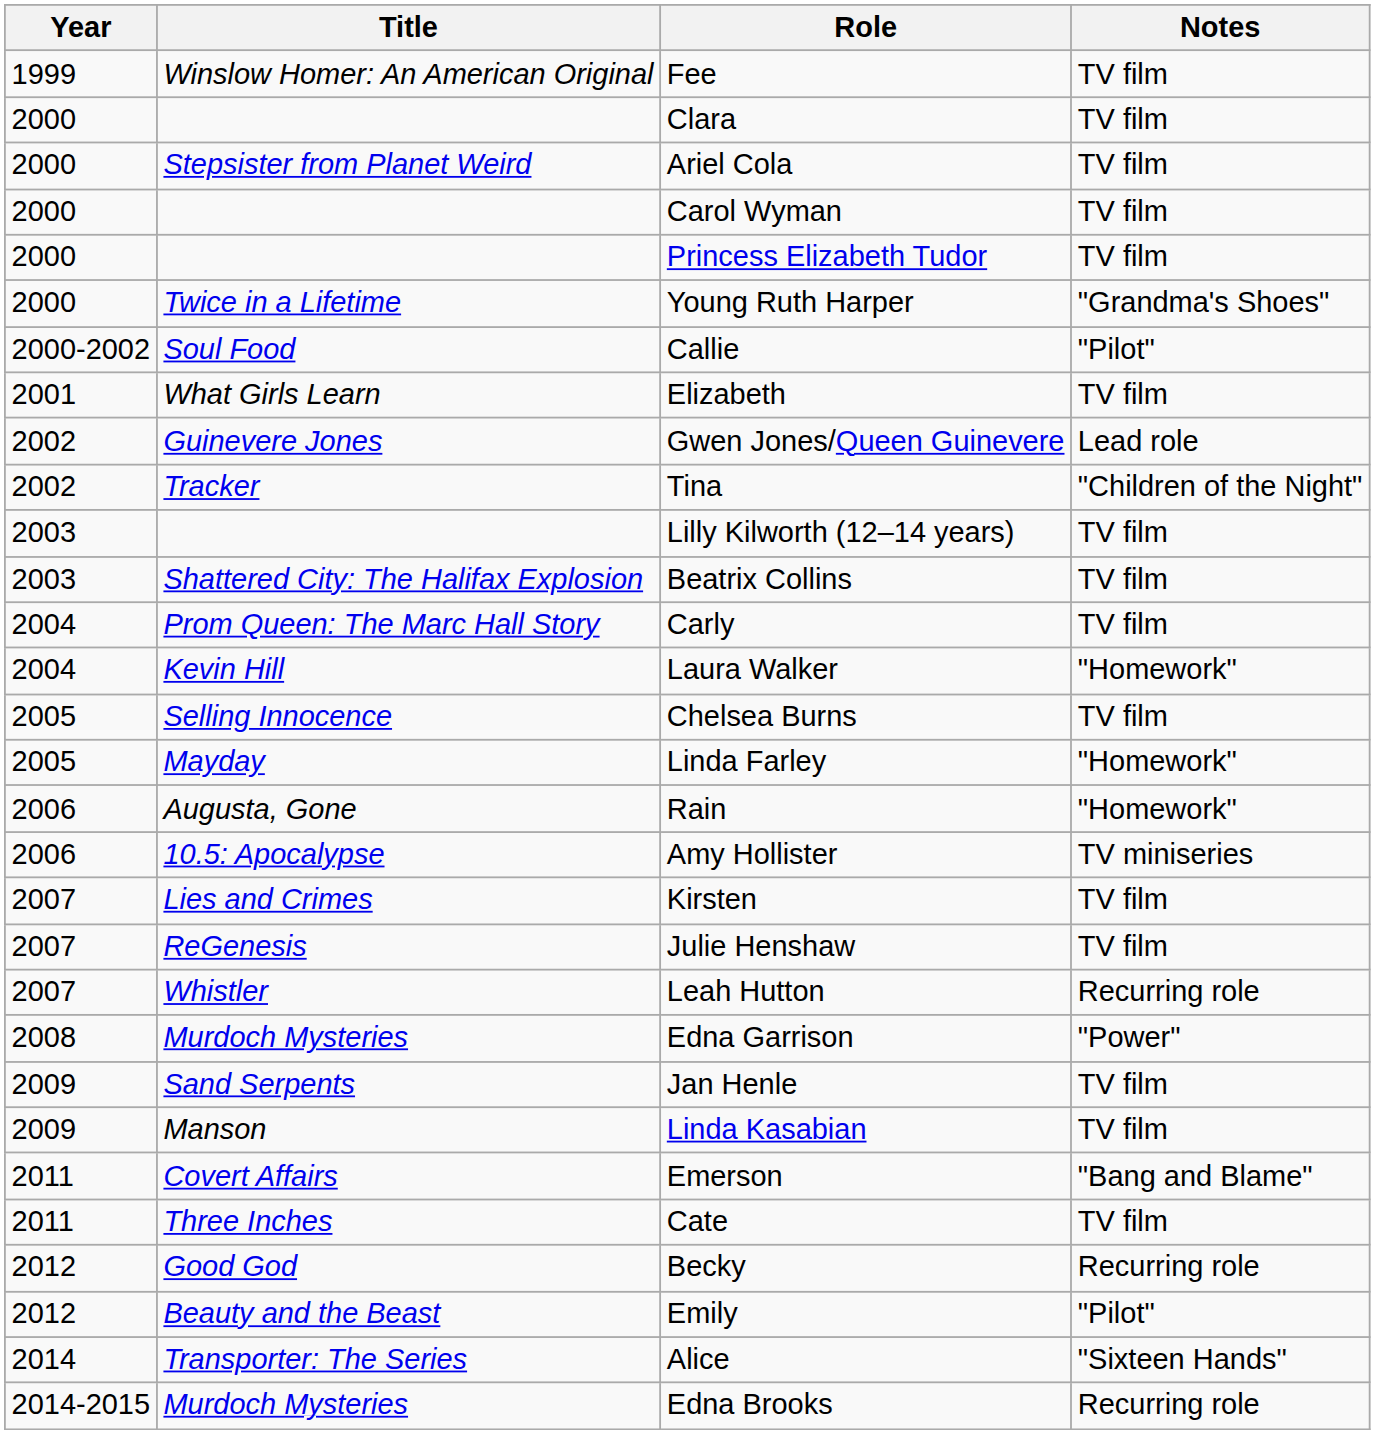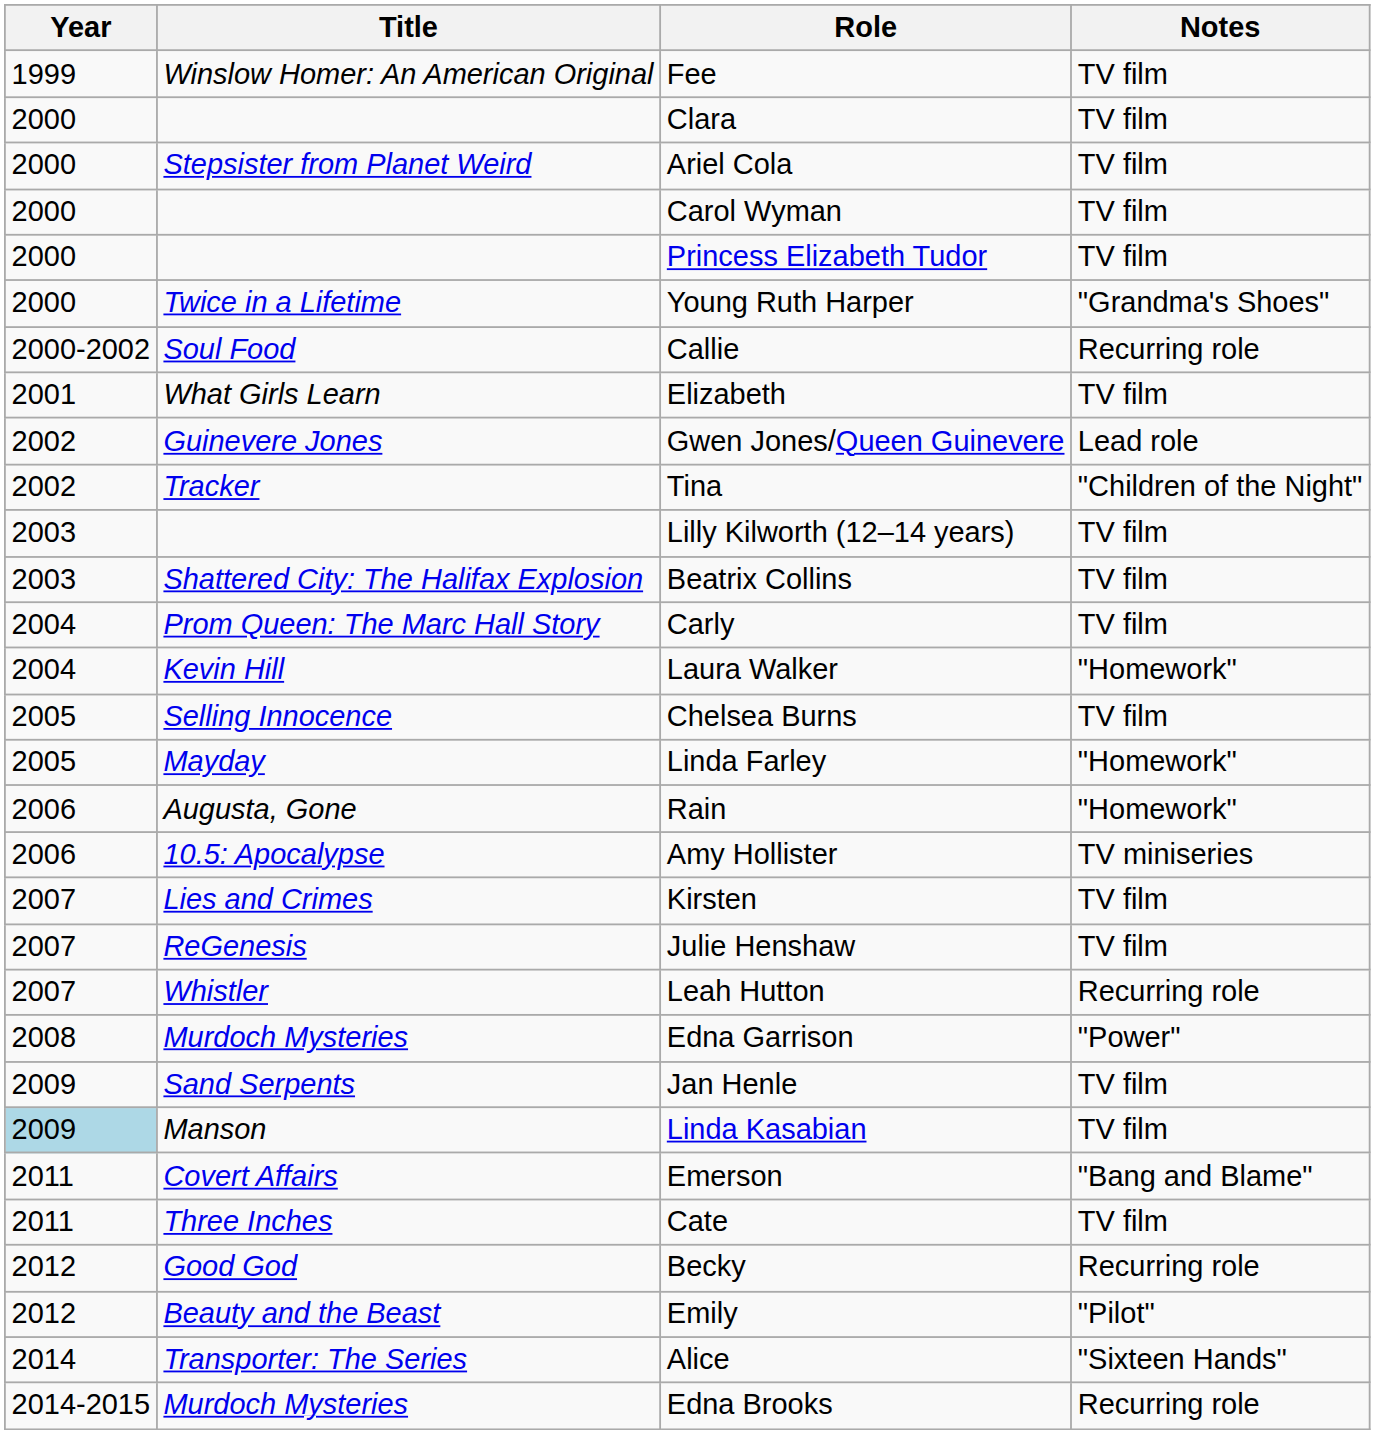(1116, 348) "Pilot" -> (1169, 348) Recurring role
(44, 1129) no background -> (44, 1129) lightblue background
